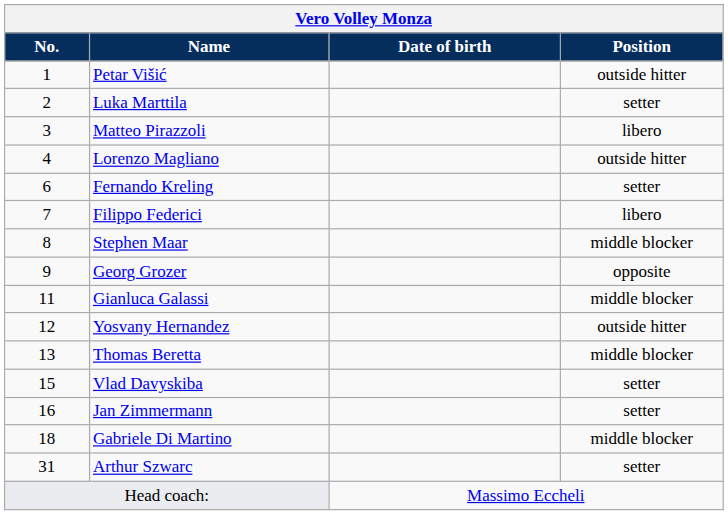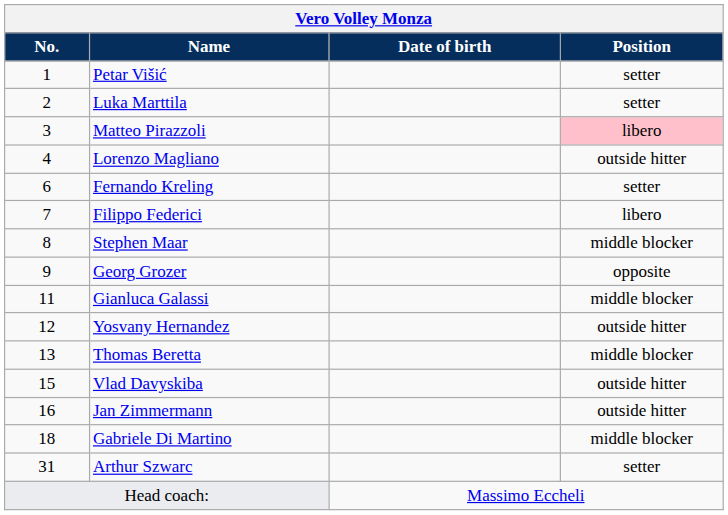(642, 74) outside hitter -> (642, 74) setter
(642, 131) no background -> (642, 131) pink background
(642, 383) setter -> (642, 383) outside hitter
(642, 411) setter -> (642, 411) outside hitter
